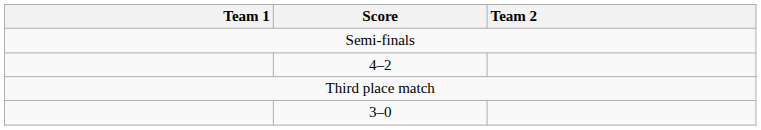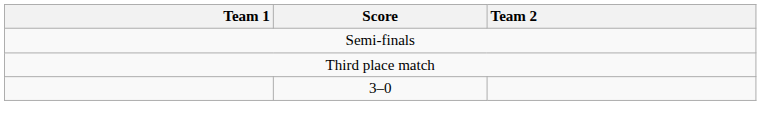- row: (380, 64)
